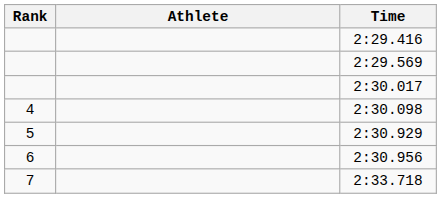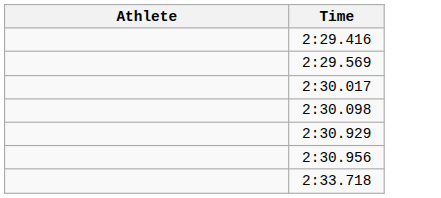- column: (30, 16)
